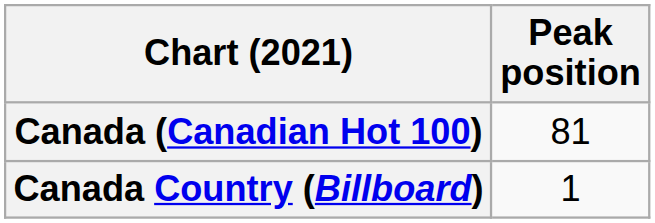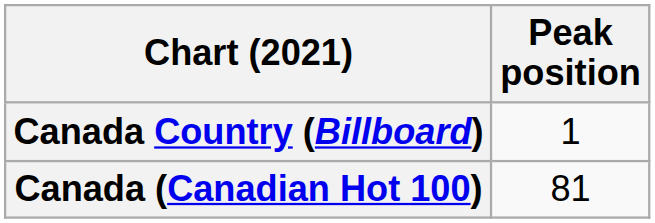rows swapped: (249, 131) <-> (249, 188)
